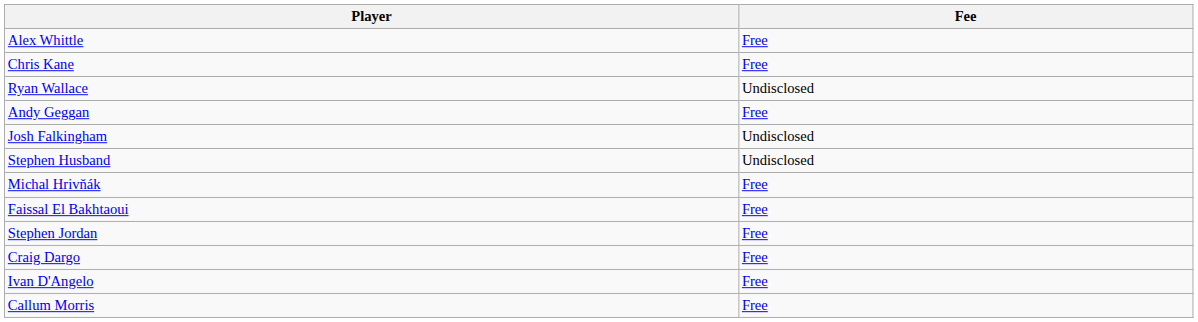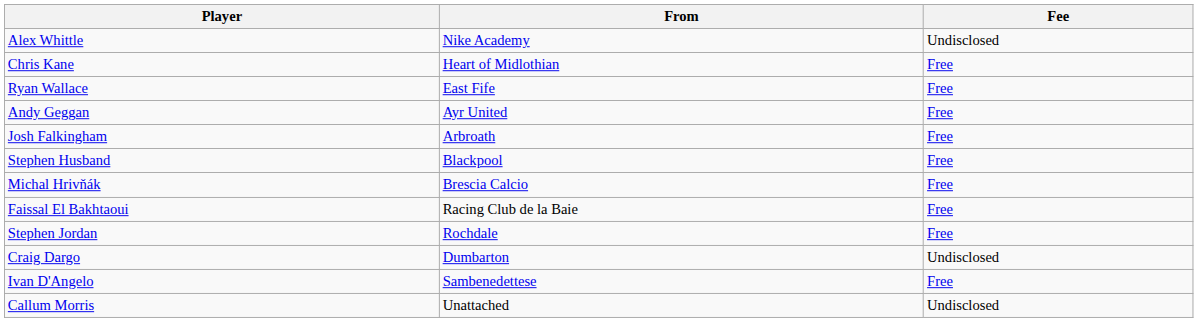+ column: (681, 16)
(755, 40) Free -> (963, 40) Undisclosed
(778, 88) Undisclosed -> (940, 88) Free
(778, 137) Undisclosed -> (940, 137) Free
(778, 161) Undisclosed -> (940, 161) Free
(755, 257) Free -> (963, 257) Undisclosed
(755, 305) Free -> (963, 305) Undisclosed
